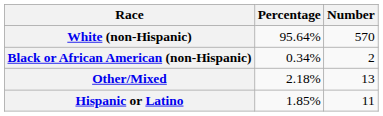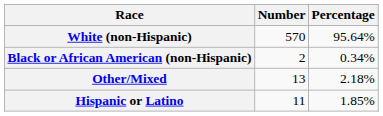columns swapped: (351, 15) <-> (289, 15)
